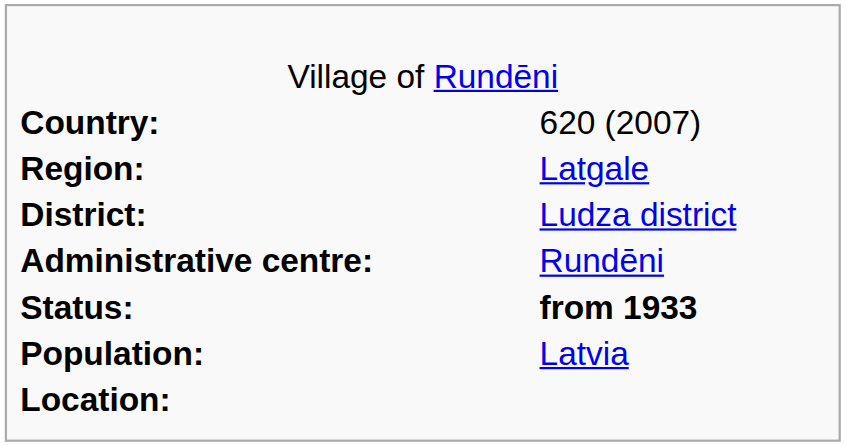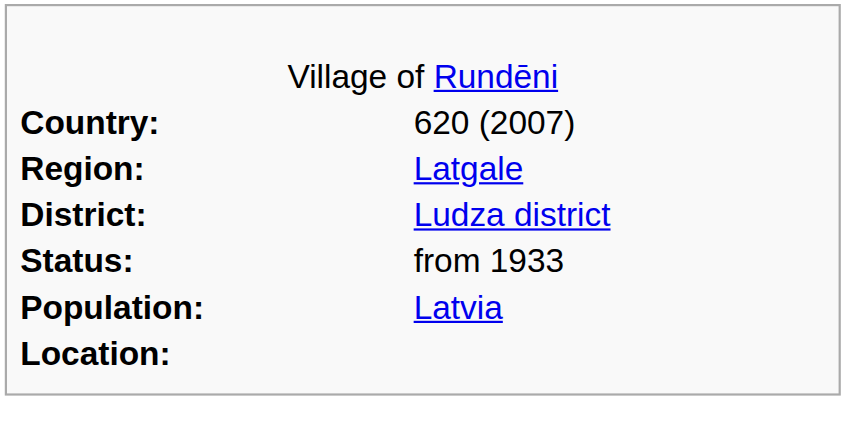- row: (197, 260)
(619, 307) bold -> (489, 260) normal
